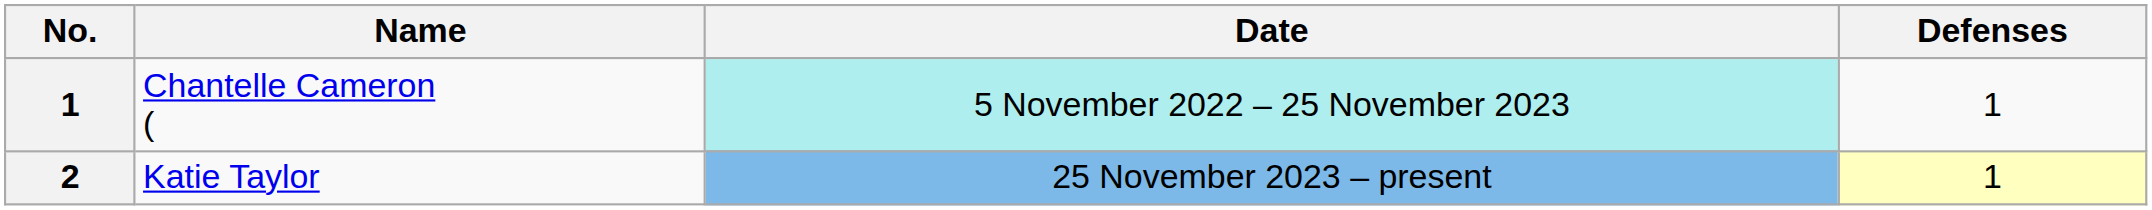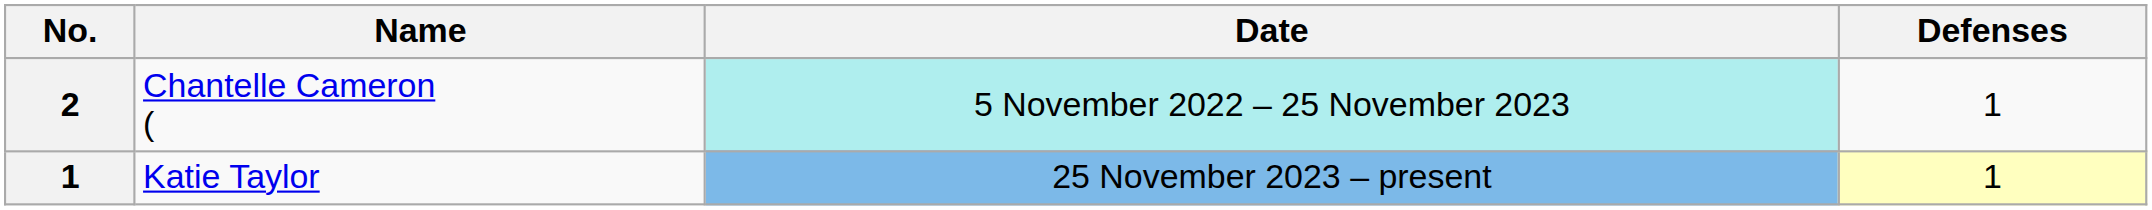(70, 104) 1 -> (70, 104) 2
(70, 177) 2 -> (70, 177) 1
